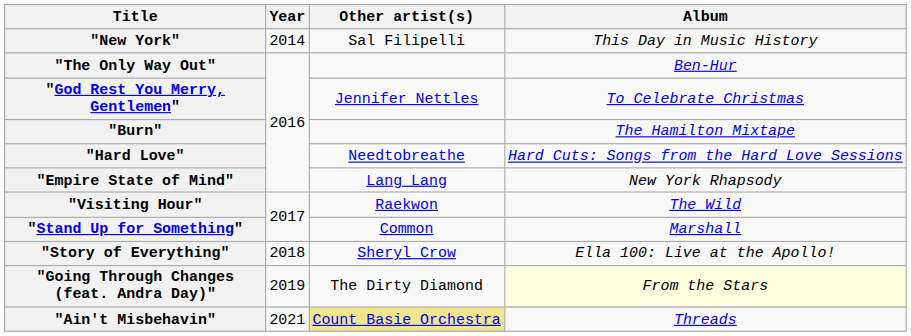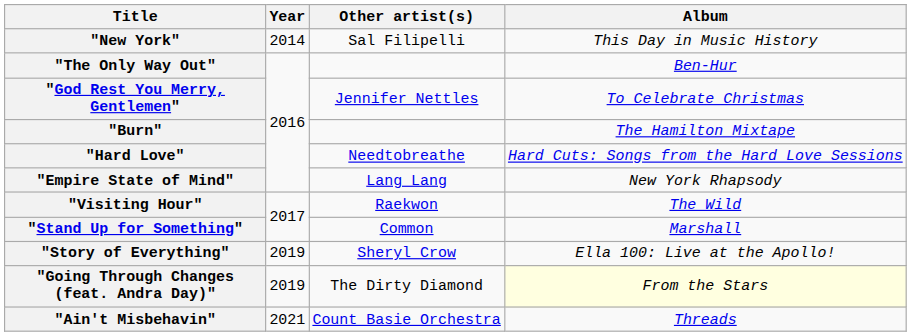(287, 253) 2018 -> (287, 253) 2019
(407, 319) khaki background -> (407, 319) no background
